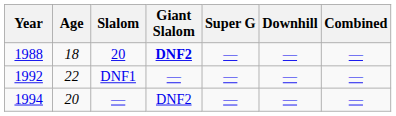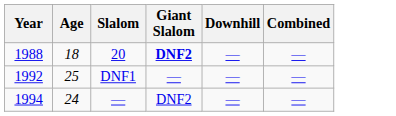- column: (230, 23)
(72, 76) 22 -> (72, 76) 25
(72, 99) 20 -> (72, 99) 24
